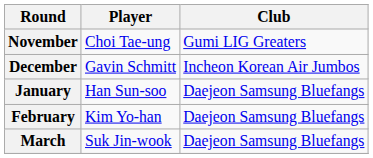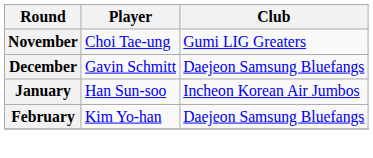(271, 66) Incheon Korean Air Jumbos -> (274, 66) Daejeon Samsung Bluefangs
(274, 91) Daejeon Samsung Bluefangs -> (271, 91) Incheon Korean Air Jumbos
- row: (43, 141)
